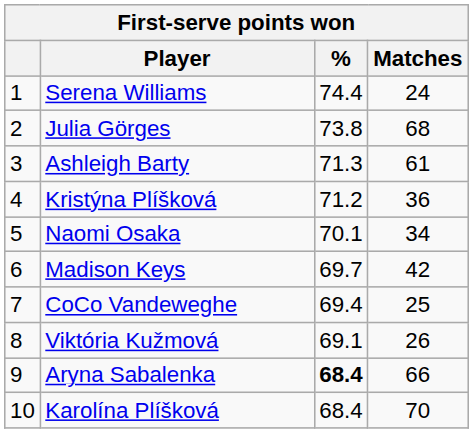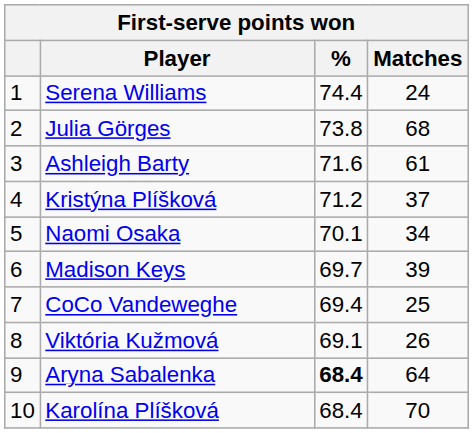(341, 164) 71.3 -> (341, 164) 71.6
(418, 199) 36 -> (418, 199) 37
(418, 270) 42 -> (418, 270) 39
(418, 375) 66 -> (418, 375) 64
